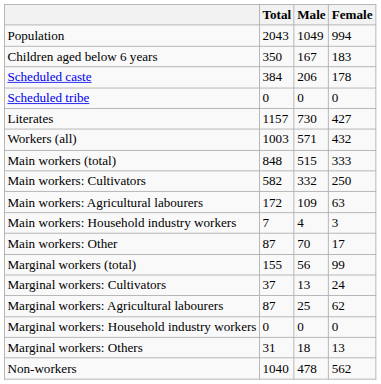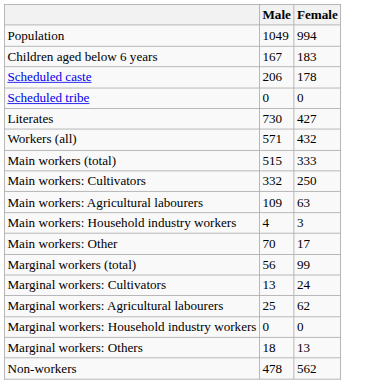- column: (277, 14)
